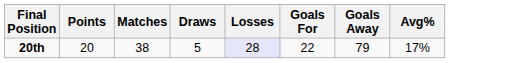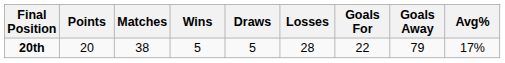+ column: (198, 21)
(253, 48) lavender background -> (308, 48) no background
